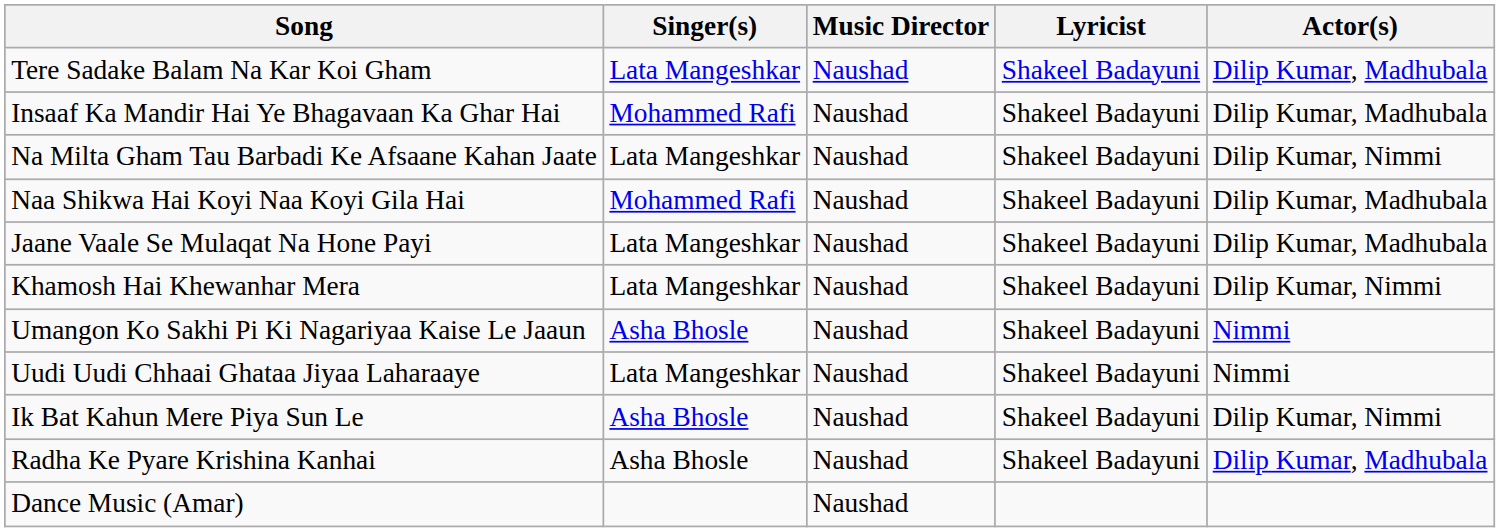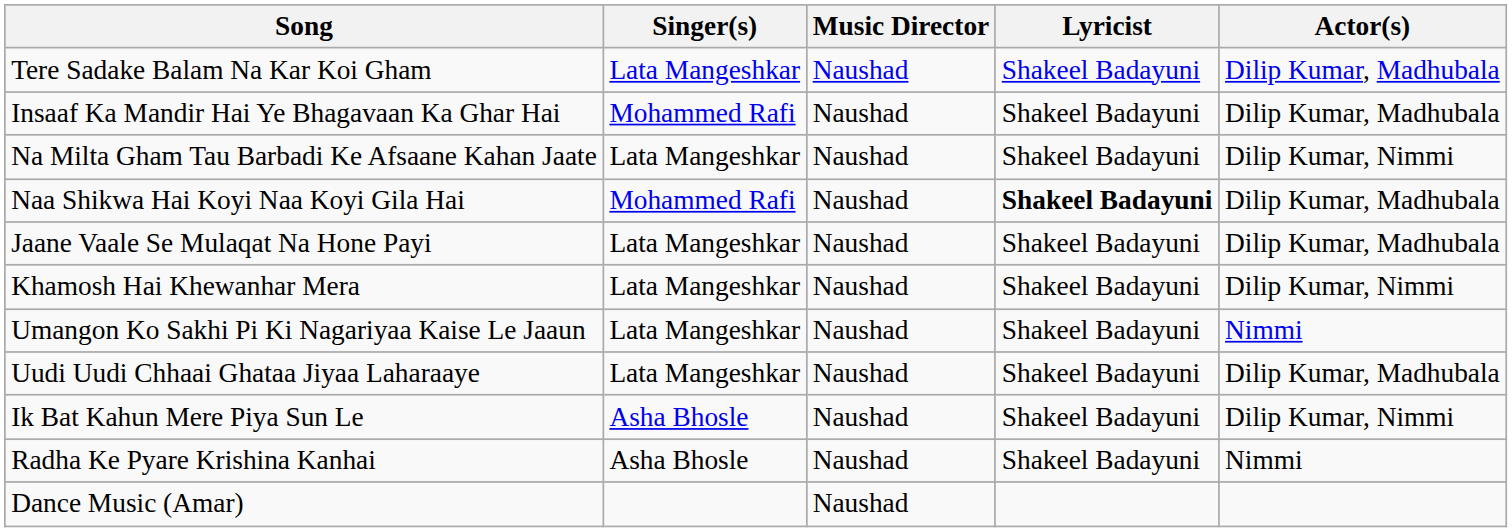(1101, 199) normal -> (1107, 199) bold
(679, 329) Asha Bhosle -> (705, 329) Lata Mangeshkar
(1251, 373) Nimmi -> (1362, 373) Dilip Kumar, Madhubala
(1350, 460) Dilip Kumar, Madhubala -> (1264, 460) Nimmi
